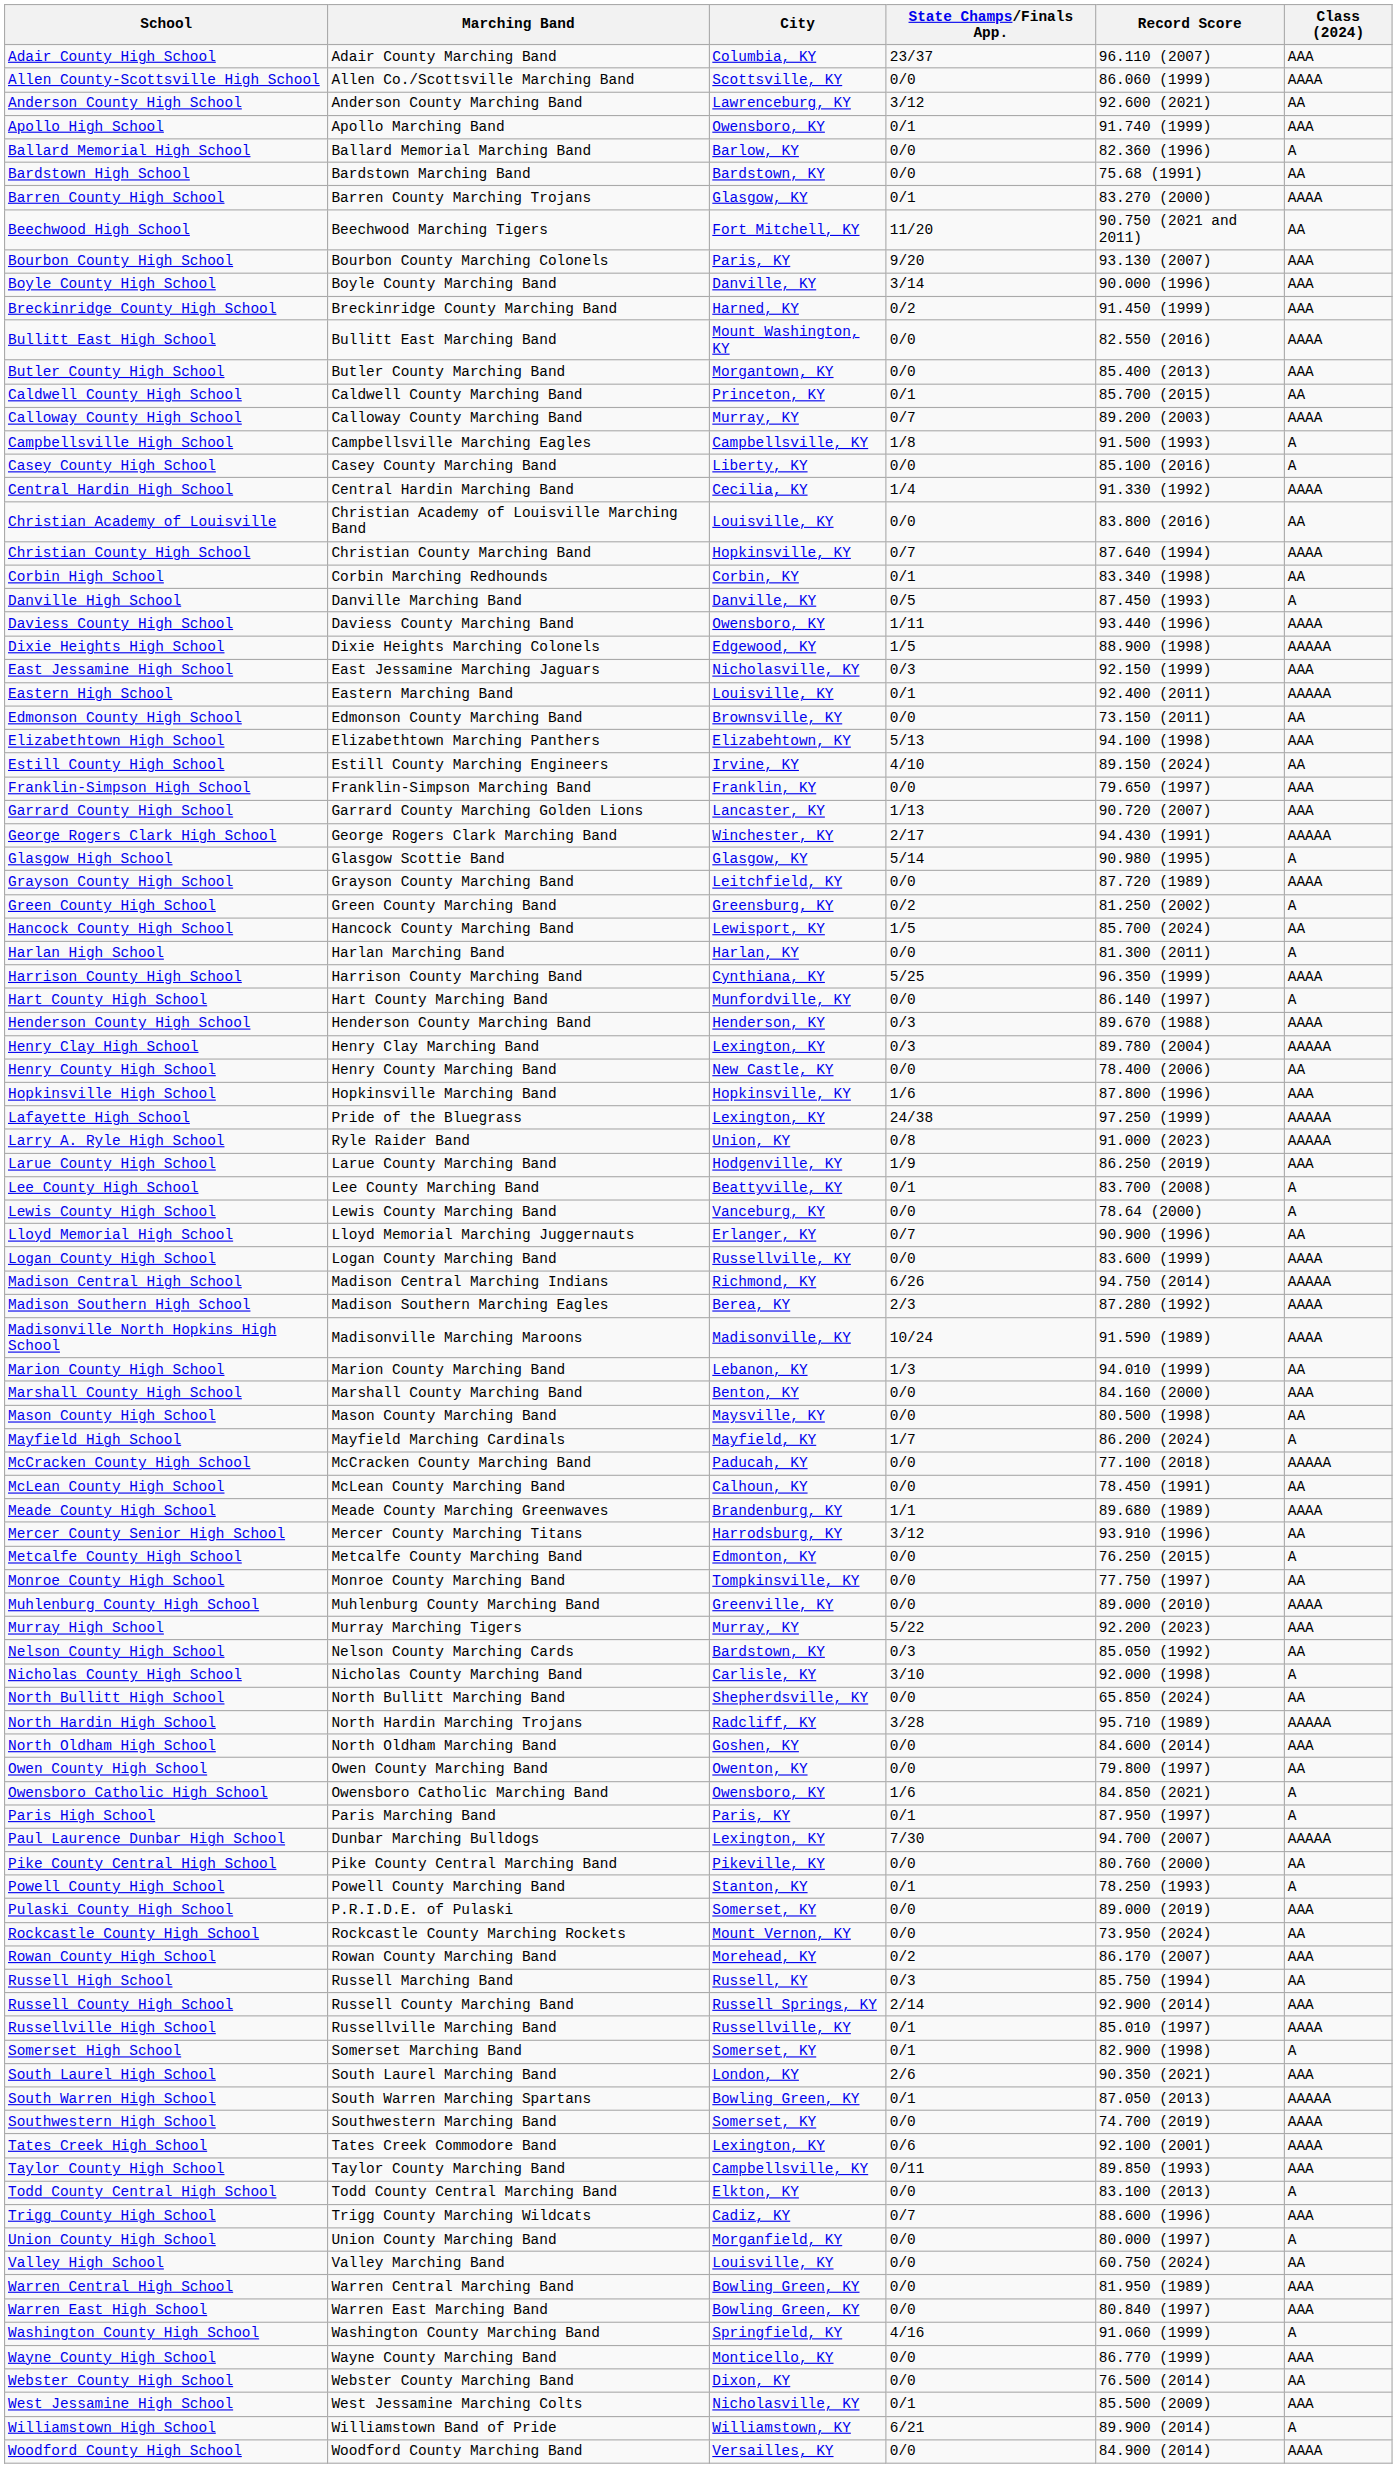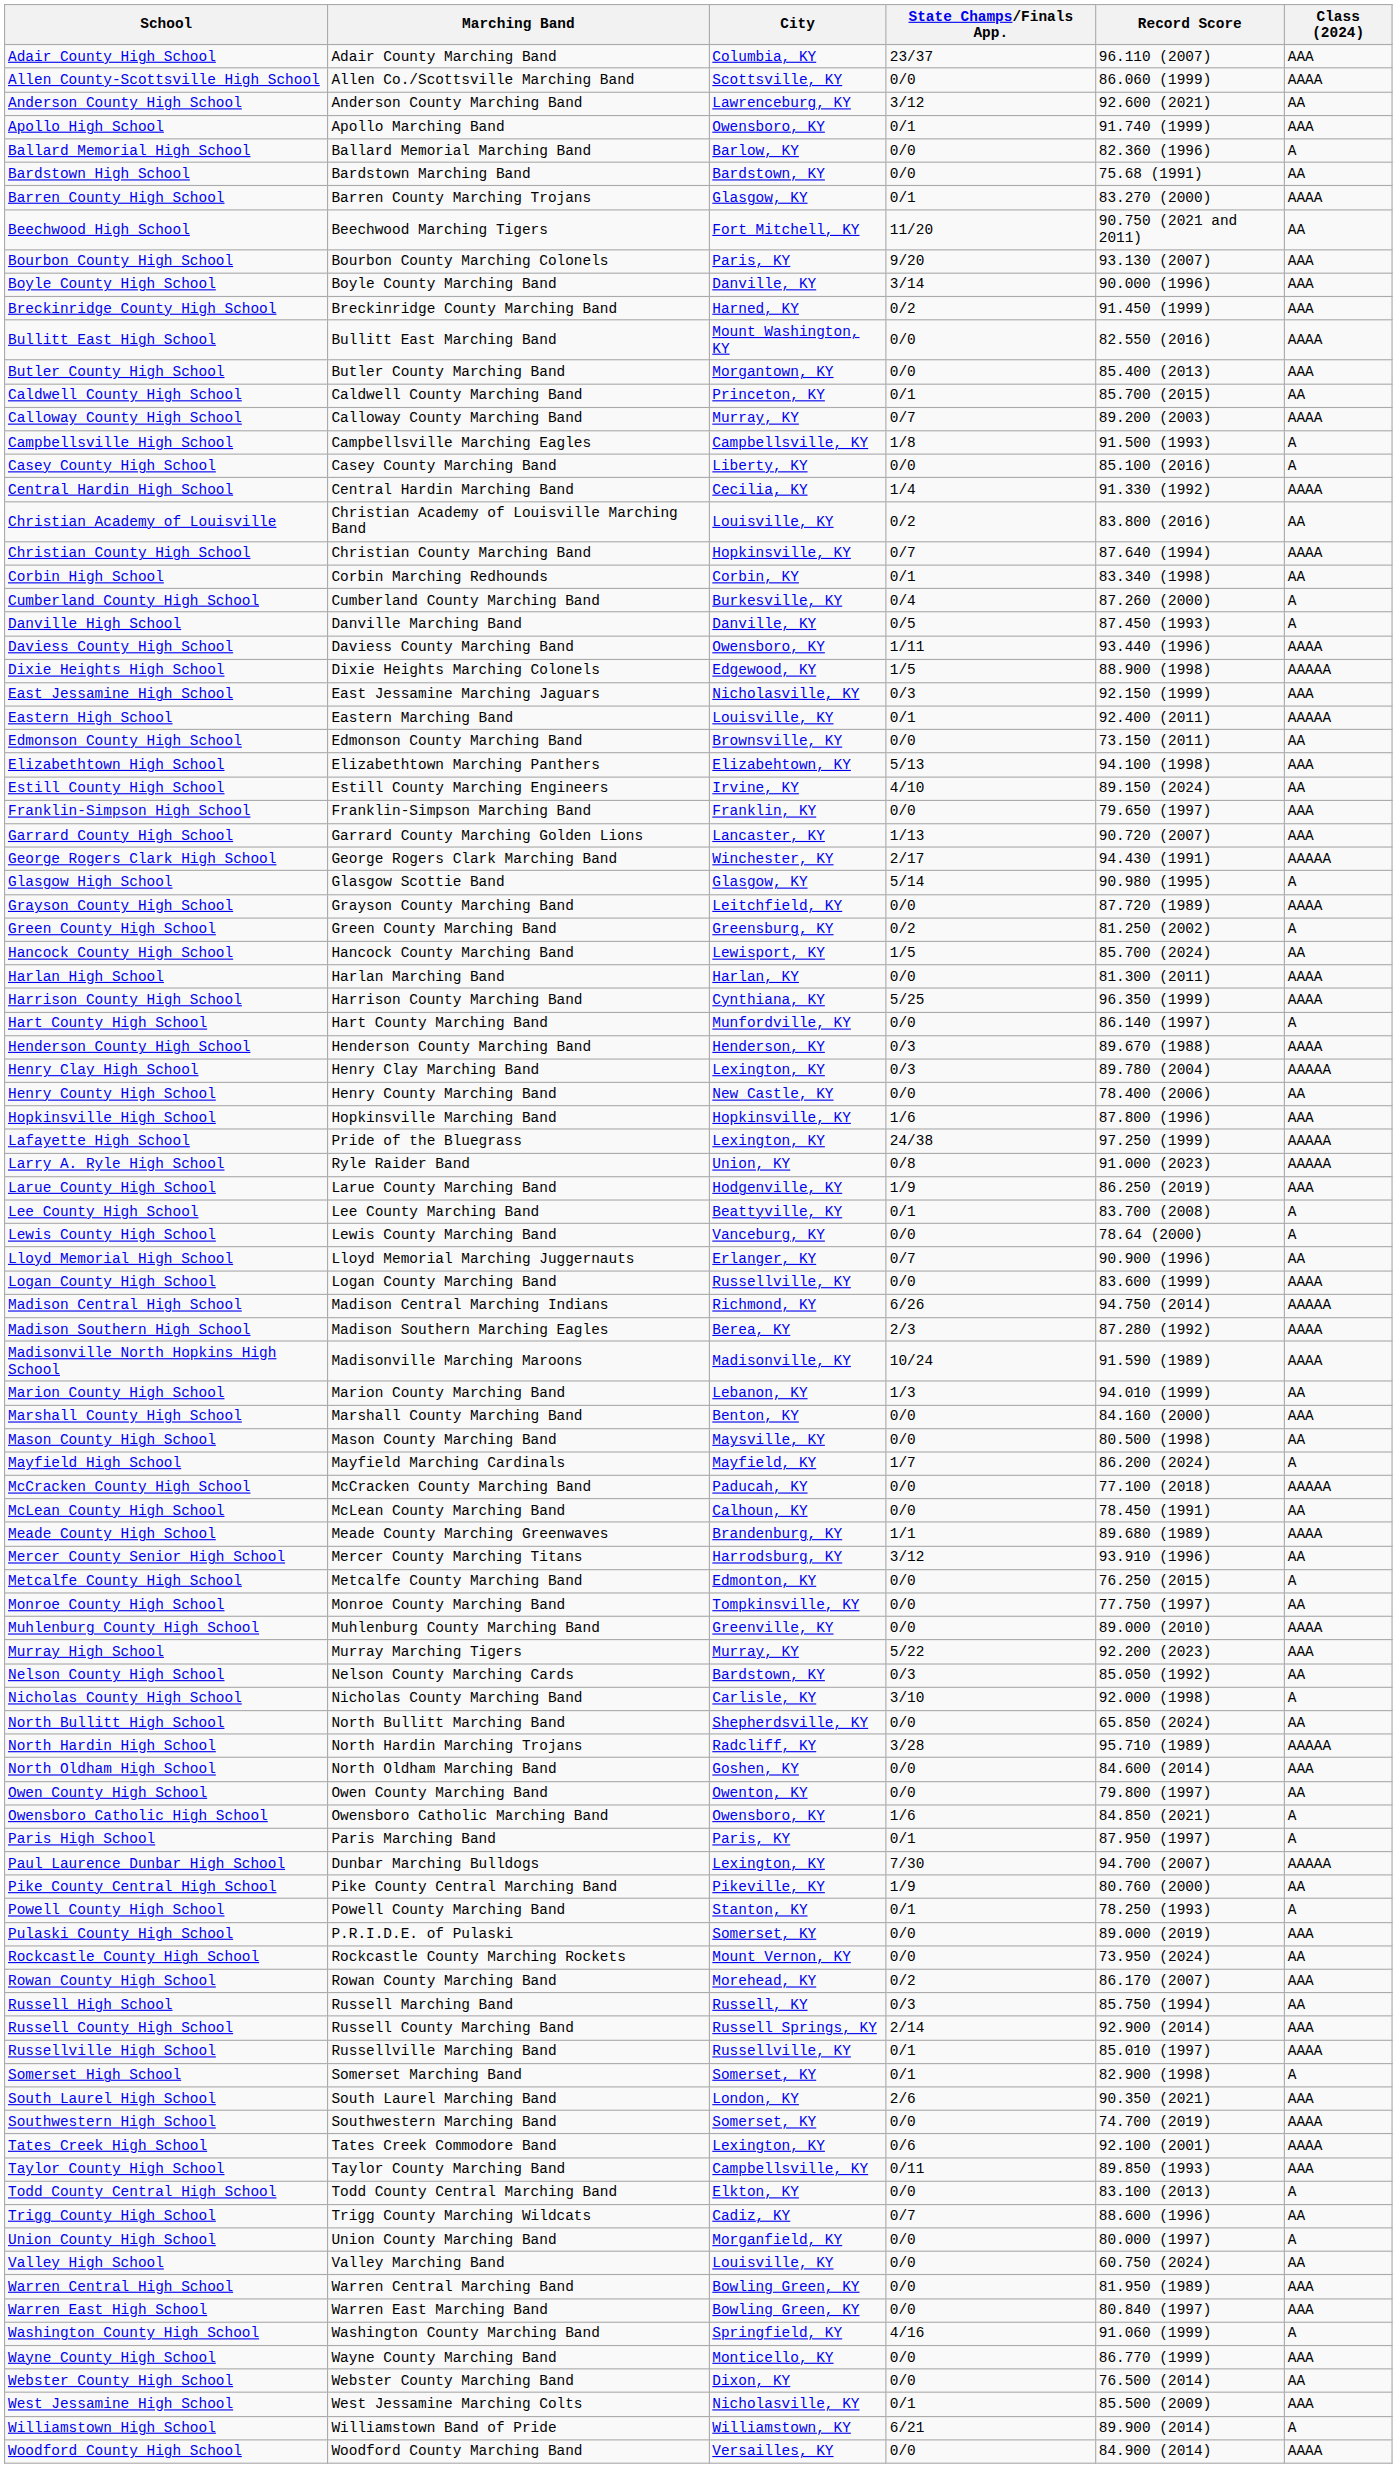(903, 521) 0/0 -> (903, 521) 0/2
+ row: (134, 600)
(1292, 953) A -> (1305, 977) AAAA
(903, 1863) 0/0 -> (903, 1887) 1/9
- row: (112, 2099)
(1301, 2216) AAA -> (1296, 2216) AA
